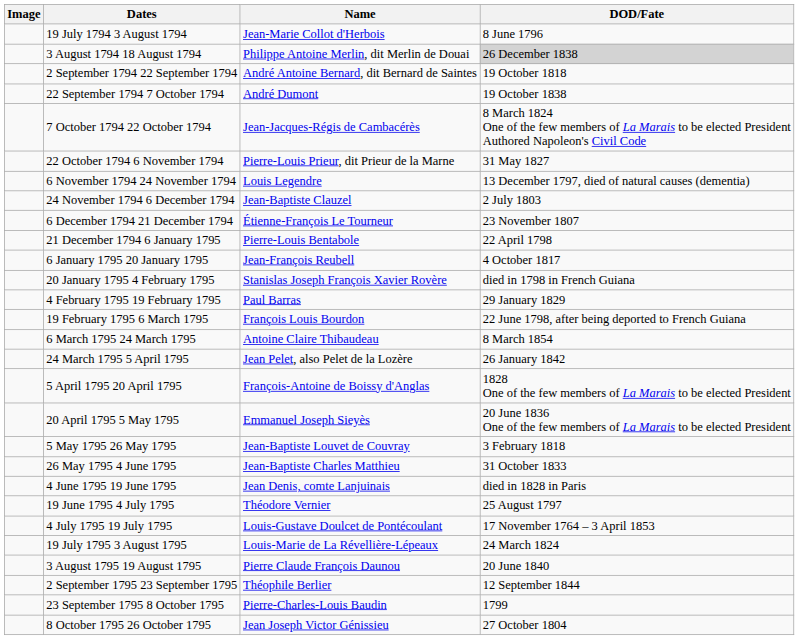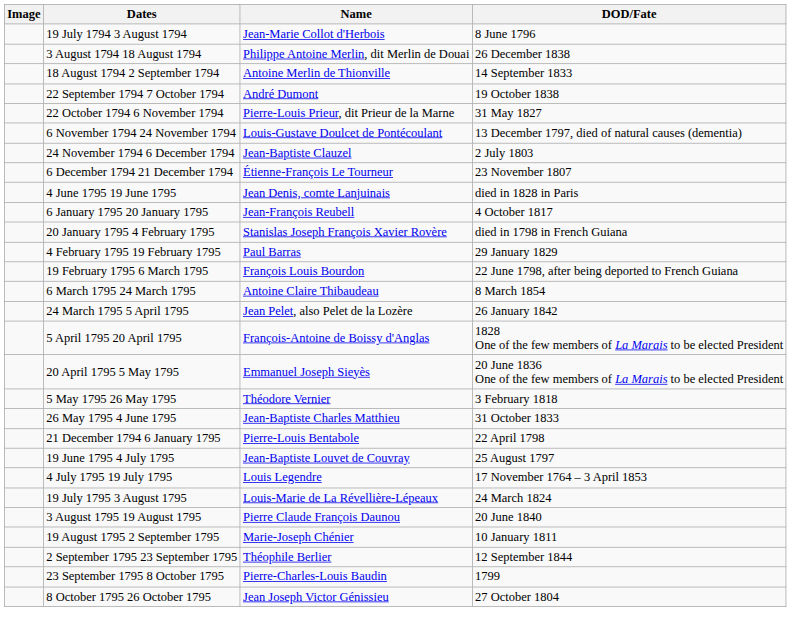(530, 53) lightgrey background -> (523, 53) no background
+ row: (133, 73)
- row: (142, 73)
- row: (129, 127)
(282, 181) Louis Legendre -> (343, 133) Louis-Gustave Doulcet de Pontécoulant
rows swapped: (133, 240) <-> (111, 486)
(326, 446) Jean-Baptiste Louvet de Couvray -> (287, 398) Théodore Vernier
(287, 505) Théodore Vernier -> (326, 458) Jean-Baptiste Louvet de Couvray
(343, 525) Louis-Gustave Doulcet de Pontécoulant -> (282, 477) Louis Legendre
+ row: (133, 537)
